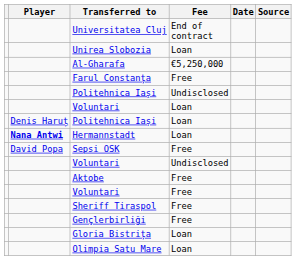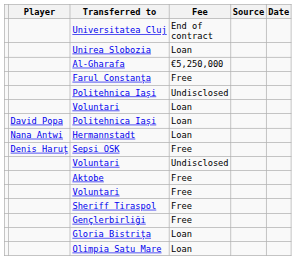columns swapped: (243, 11) <-> (274, 11)
(39, 121) Denis Haruț -> (37, 121) David Popa
(37, 135) bold -> (37, 135) normal
(37, 149) David Popa -> (39, 149) Denis Haruț
